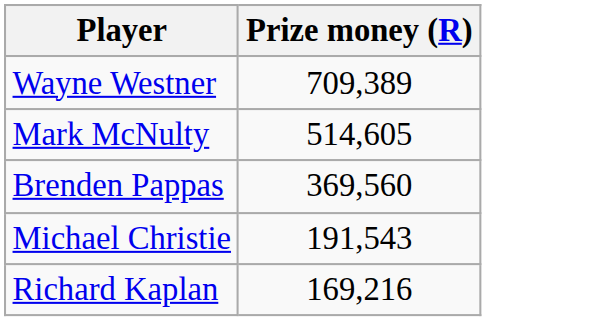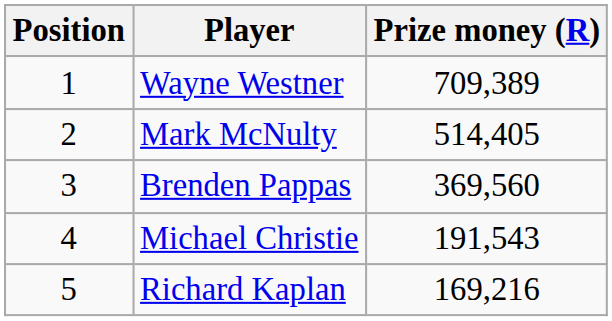+ column: (69, 30)
(359, 133) 514,605 -> (487, 133) 514,405
